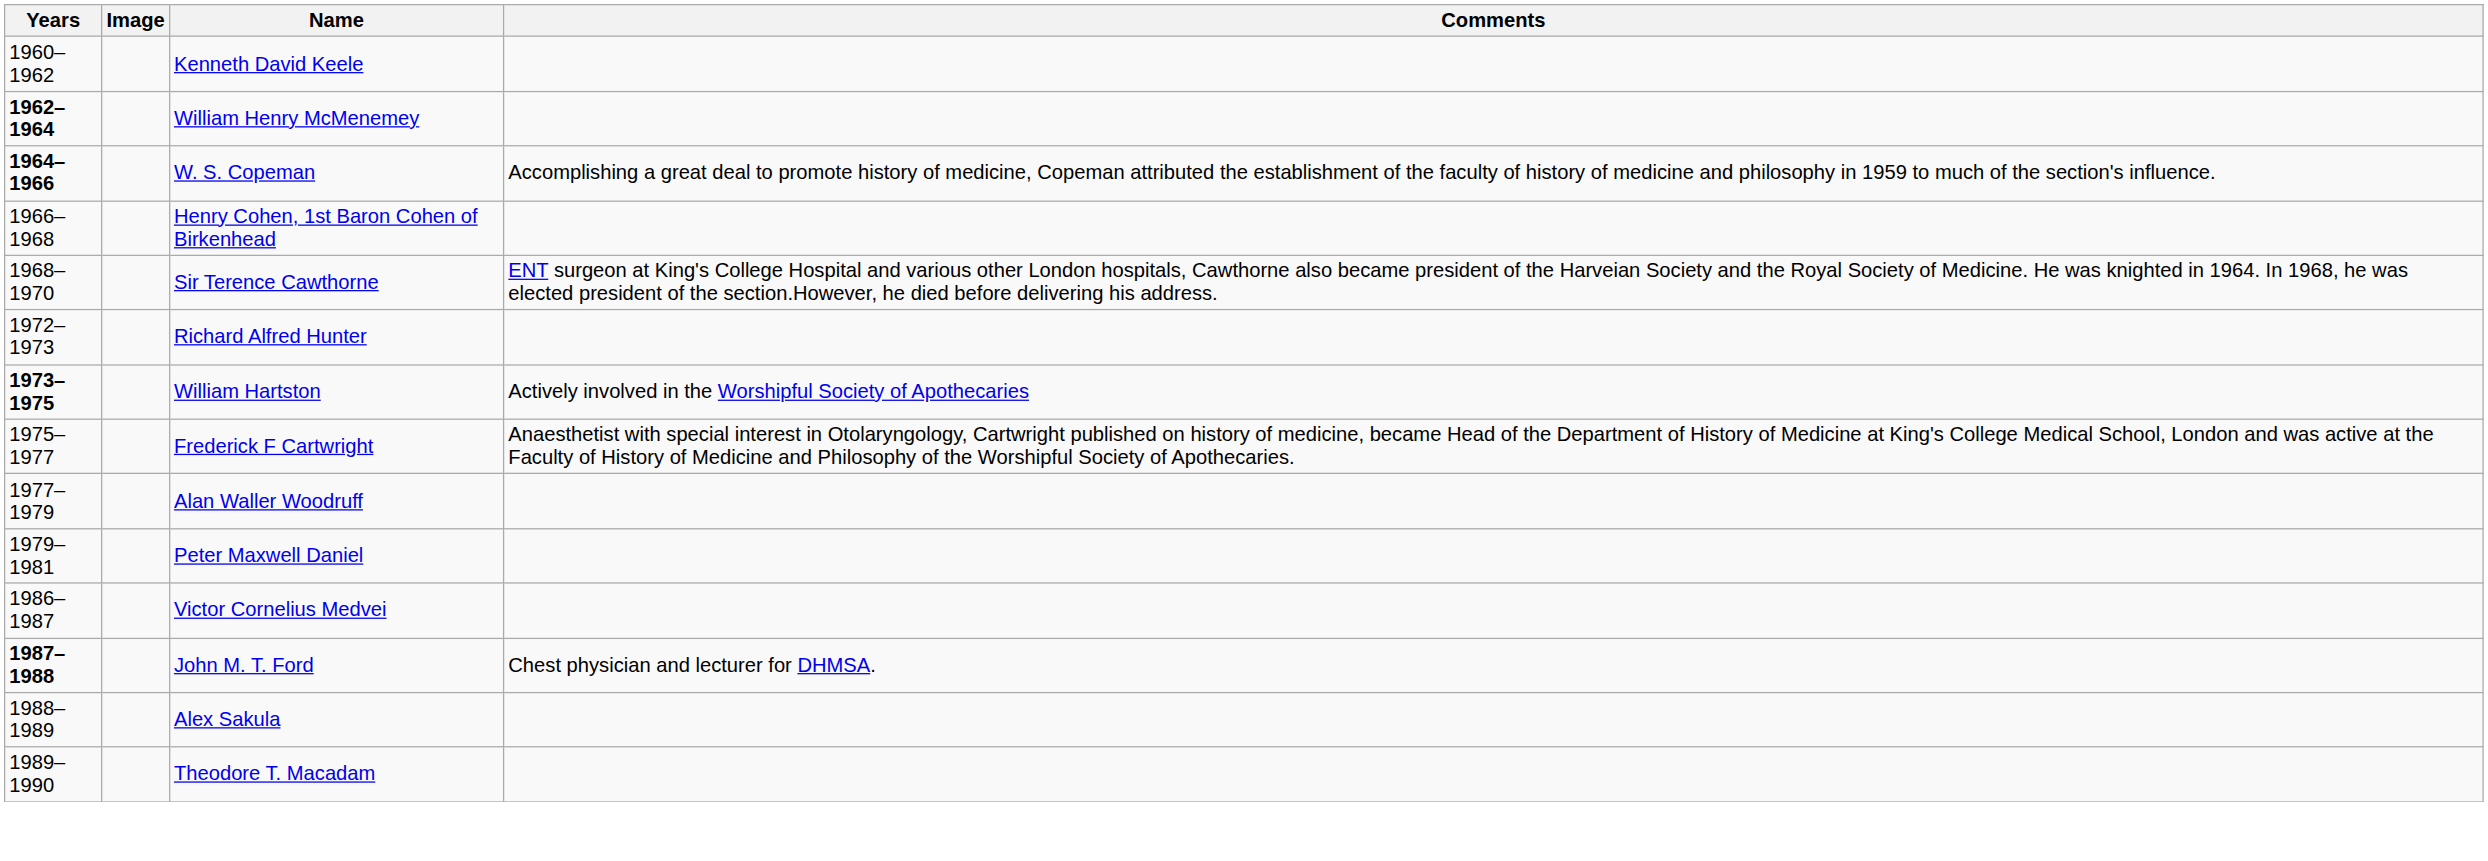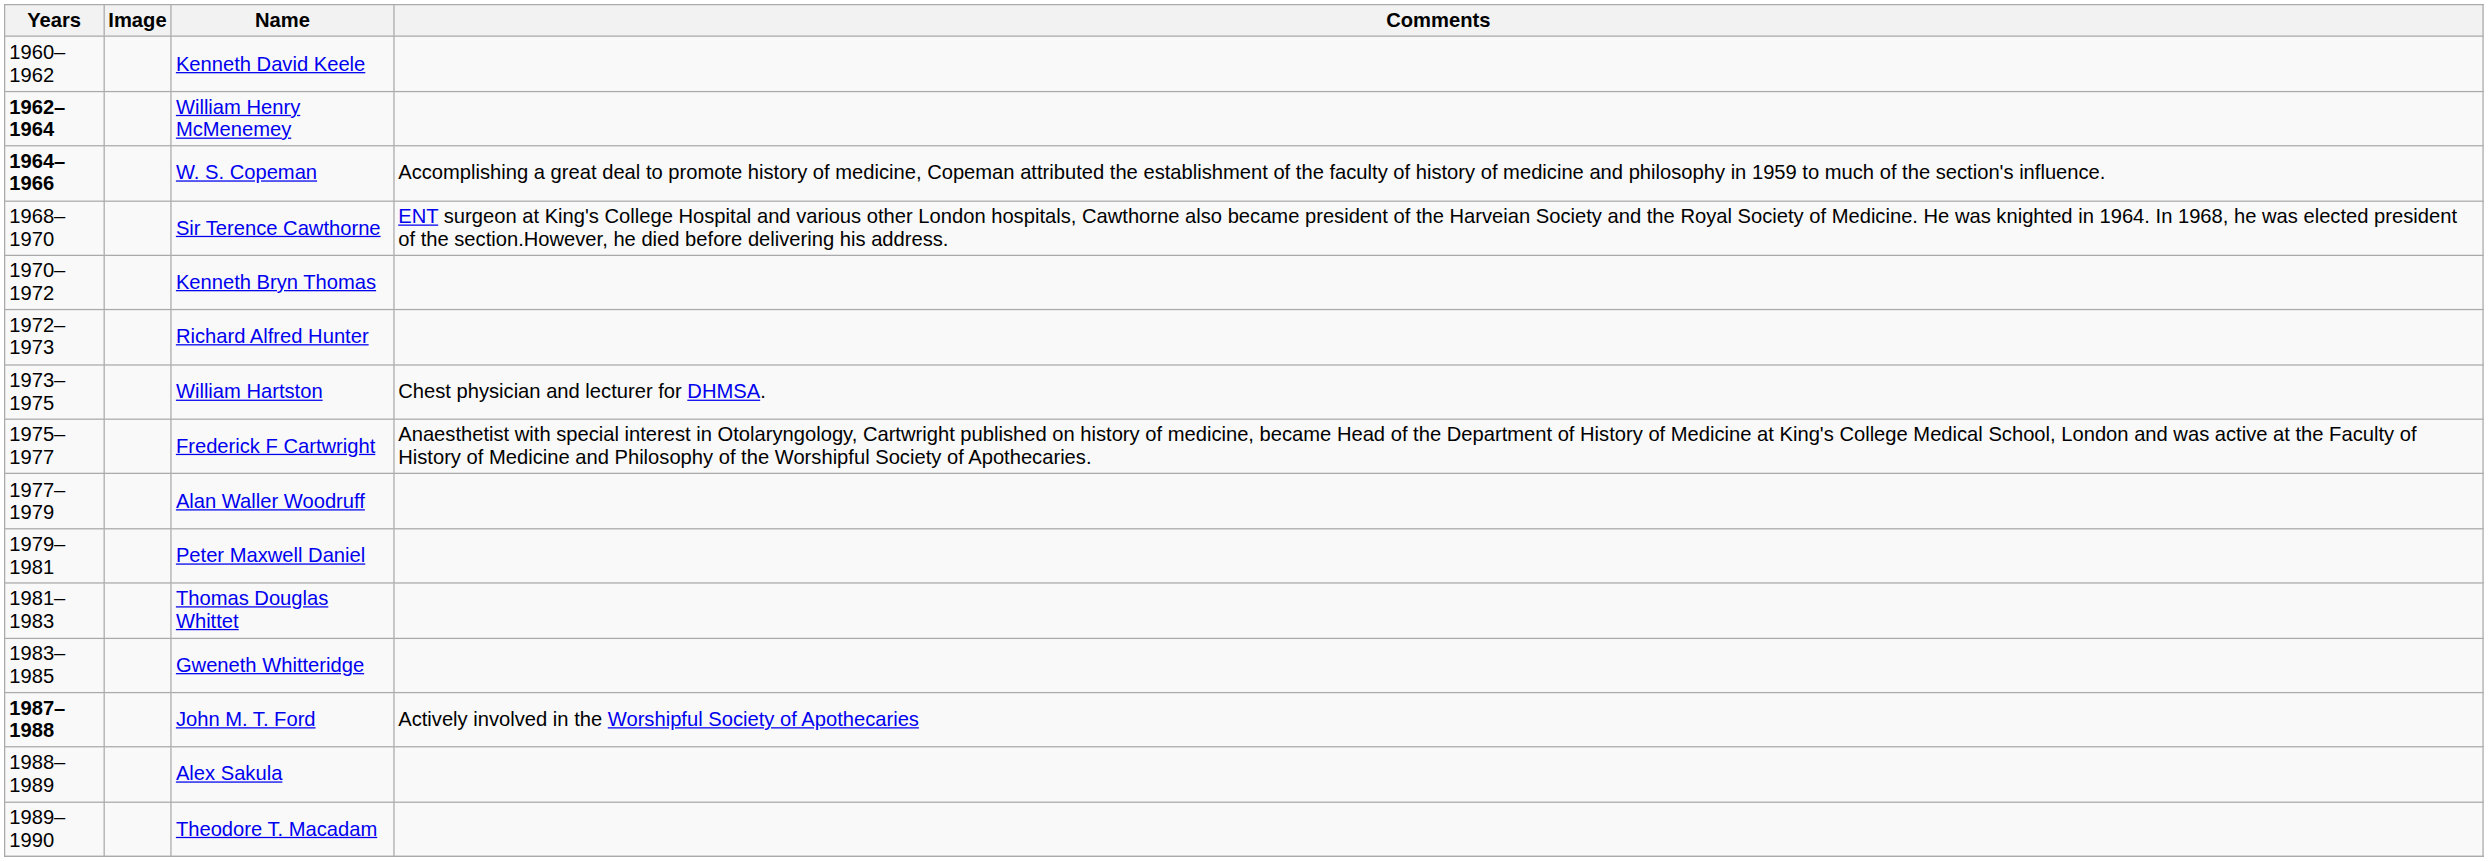- row: (326, 227)
+ row: (276, 282)
(37, 391) bold -> (37, 391) normal
(769, 391) Actively involved in the Worshipful Society of Apothecaries -> (582, 391) Chest physician and lecturer for DHMSA.
+ row: (252, 610)
+ row: (270, 664)
- row: (280, 610)
(692, 664) Chest physician and lecturer for DHMSA. -> (659, 719) Actively involved in the Worshipful Society of Apothecaries
